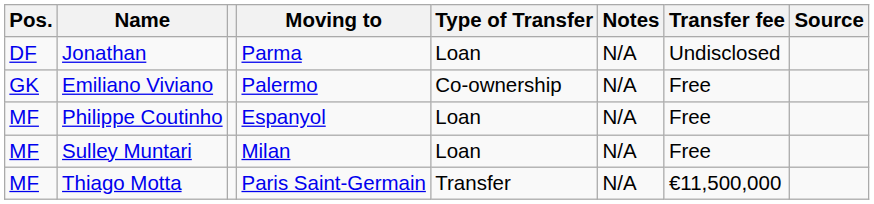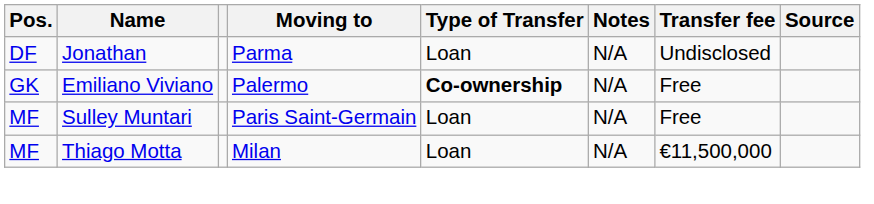(498, 85) normal -> (494, 85) bold
- row: (142, 118)
(266, 150) Milan -> (324, 118) Paris Saint-Germain
(334, 183) Paris Saint-Germain -> (256, 150) Milan
(473, 183) Transfer -> (449, 150) Loan
